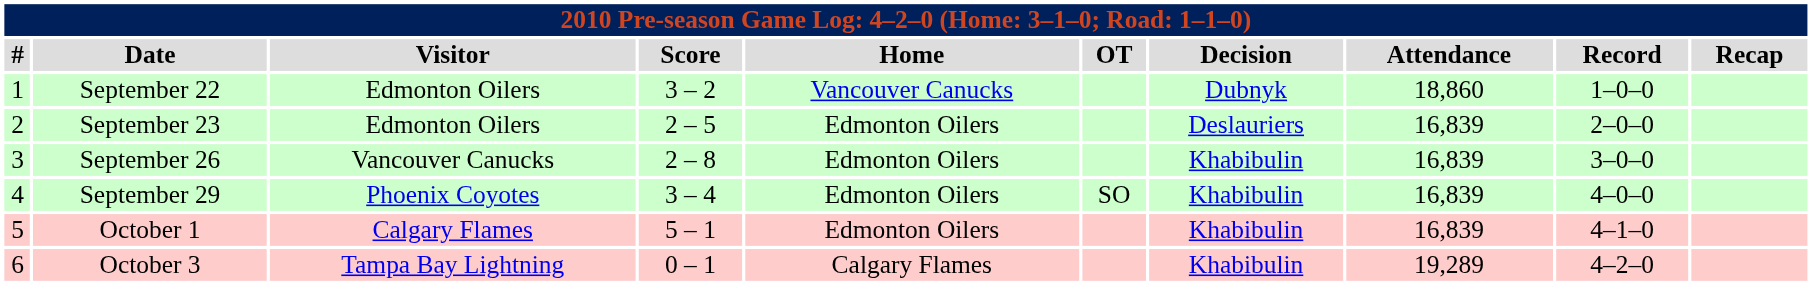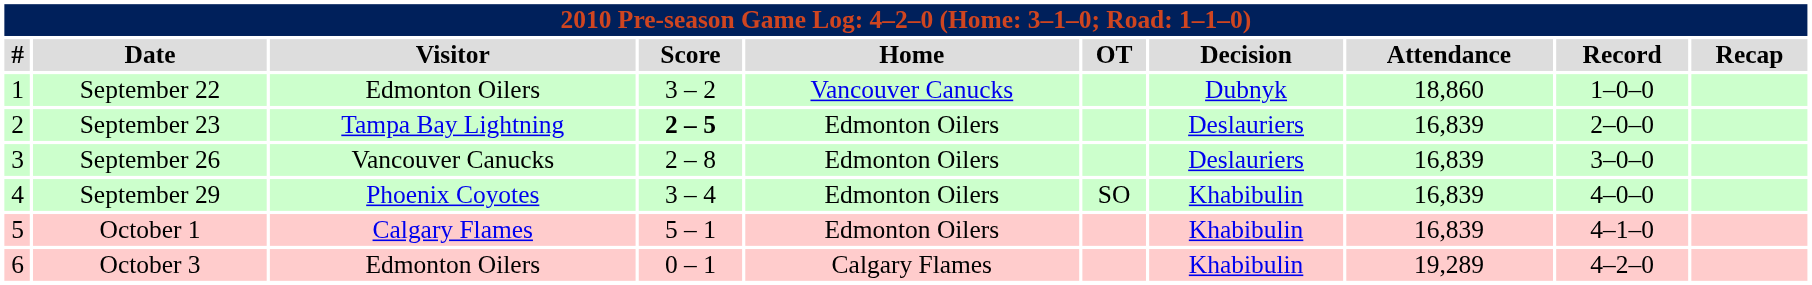(453, 124) Edmonton Oilers -> (453, 124) Tampa Bay Lightning
(690, 124) normal -> (690, 124) bold
(1246, 159) Khabibulin -> (1246, 159) Deslauriers
(453, 264) Tampa Bay Lightning -> (453, 264) Edmonton Oilers
